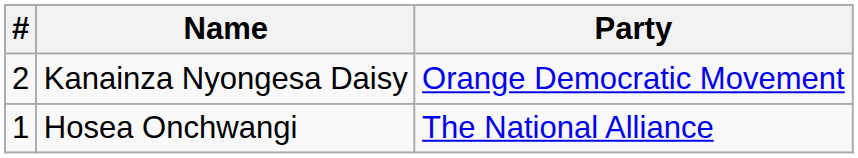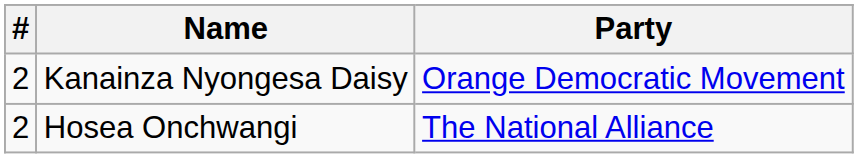(21, 127) 1 -> (21, 127) 2
